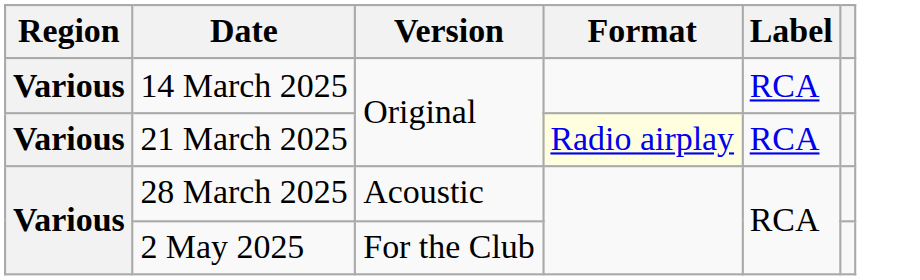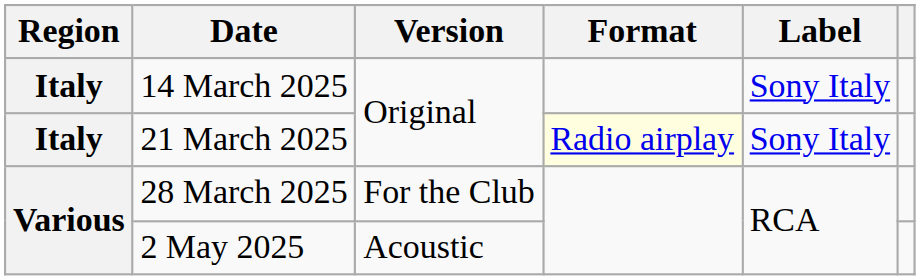(69, 85) Various -> (69, 85) Italy
(785, 85) RCA -> (820, 85) Sony Italy
(69, 138) Various -> (69, 138) Italy
(785, 138) RCA -> (820, 138) Sony Italy
(424, 192) Acoustic -> (449, 192) For the Club
(449, 246) For the Club -> (424, 246) Acoustic
